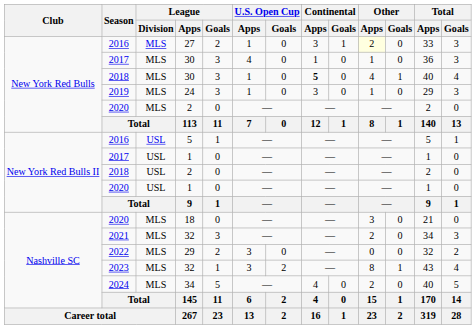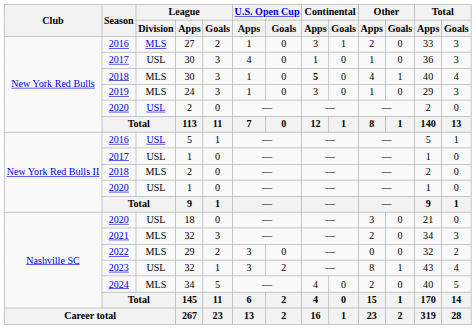(372, 44) lightyellow background -> (372, 44) no background
(156, 60) MLS -> (156, 60) USL
(156, 108) MLS -> (156, 108) USL
(156, 172) USL -> (156, 172) MLS
(156, 220) MLS -> (156, 220) USL
(156, 268) MLS -> (156, 268) USL
